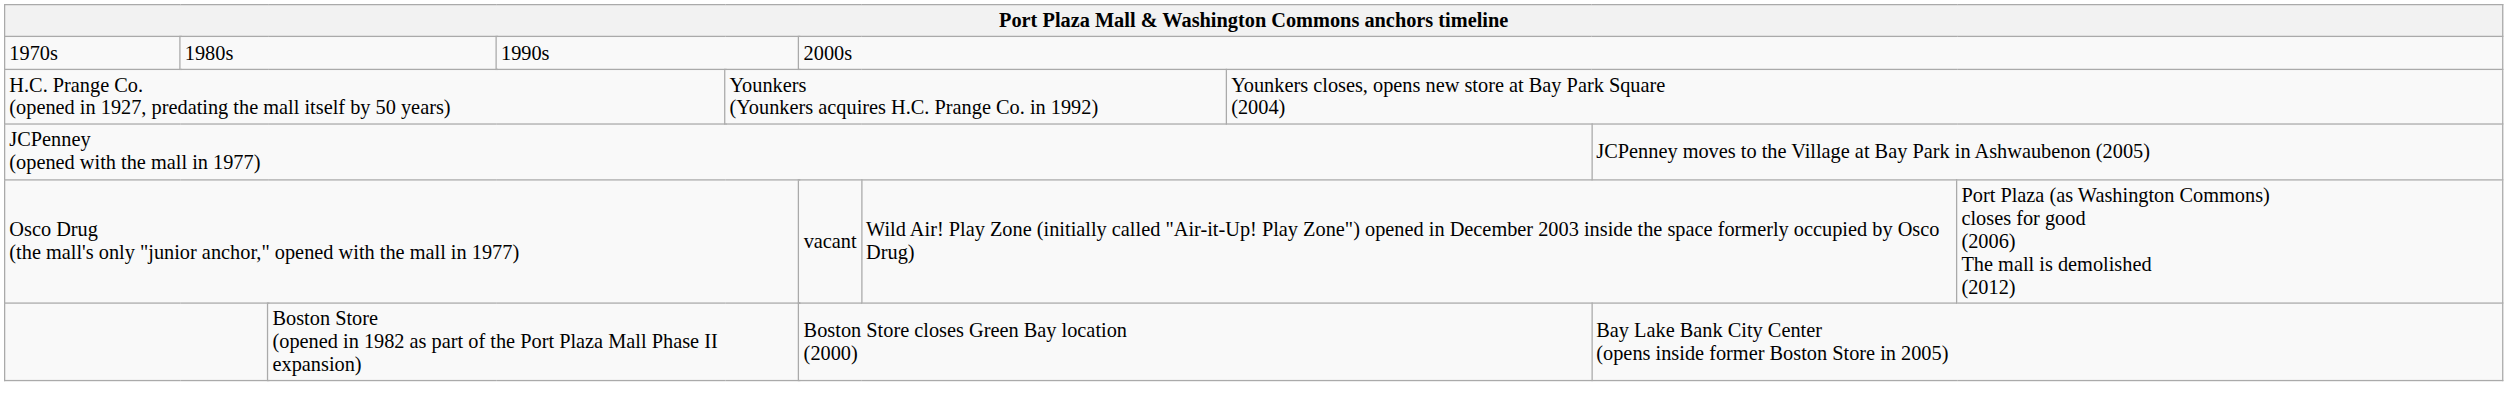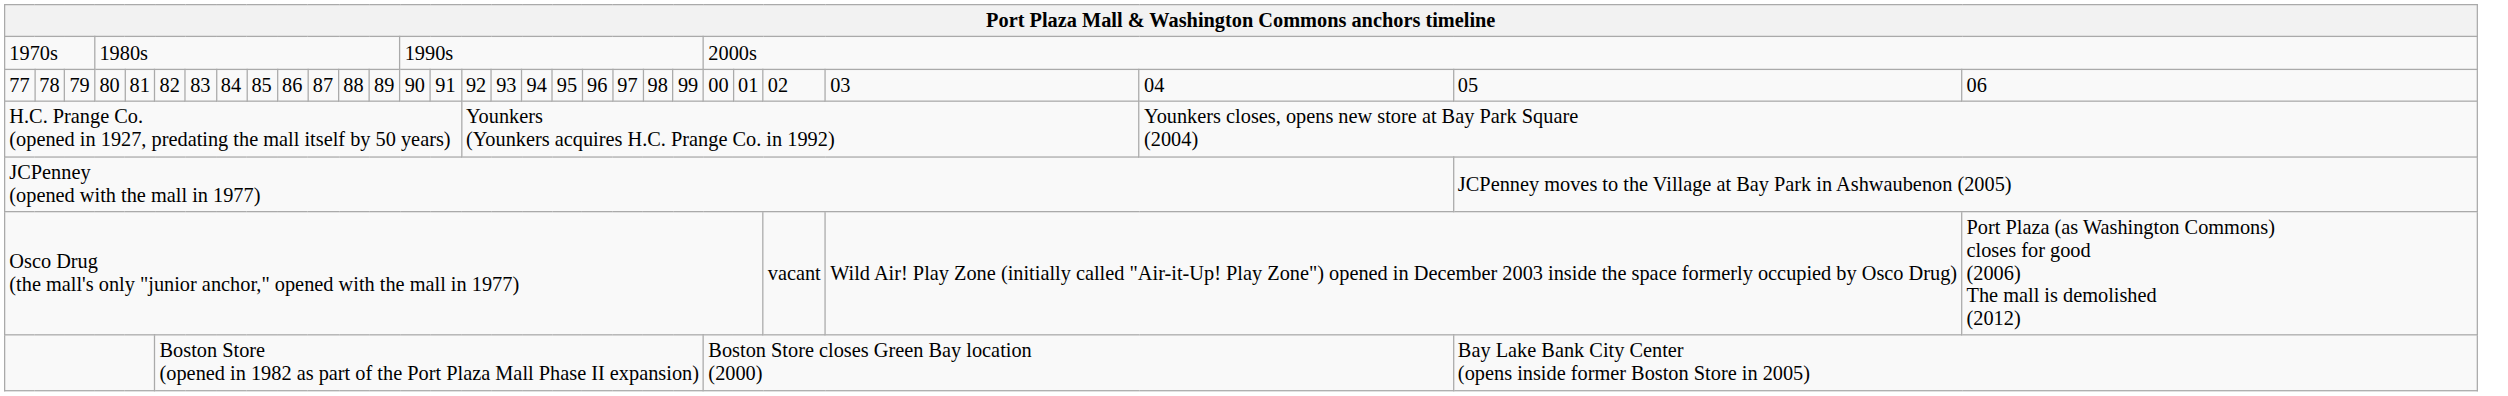+ row: (19, 85)
